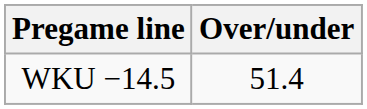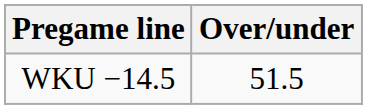(277, 78) 51.4 -> (277, 78) 51.5
